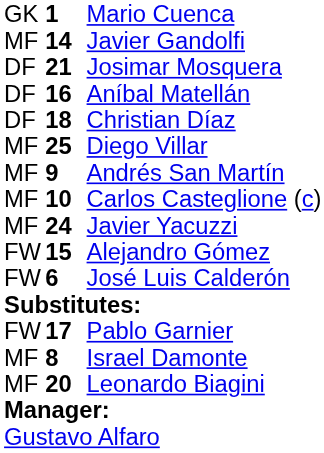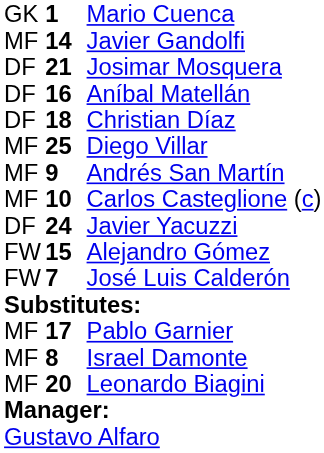(21, 225) MF -> (20, 225) DF
(52, 278) 6 -> (52, 278) 7
(23, 331) FW -> (21, 331) MF
